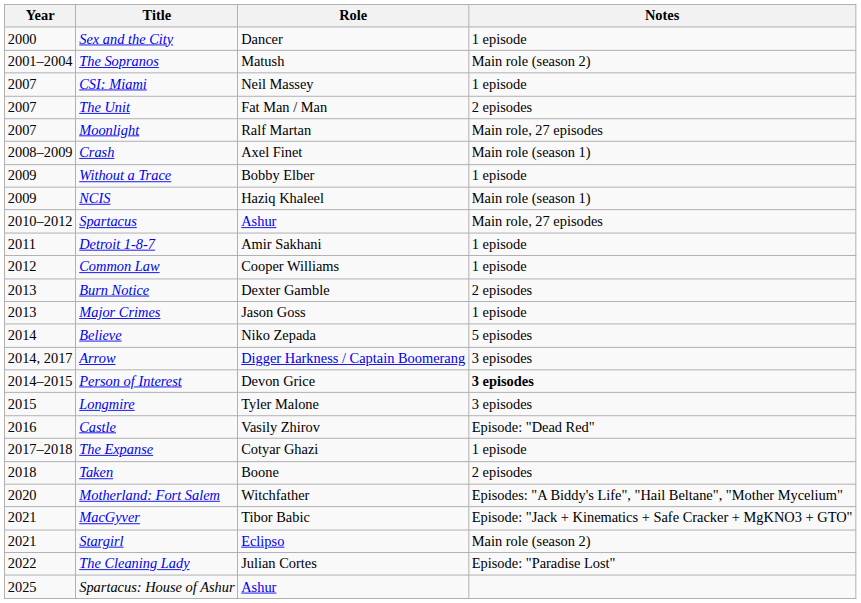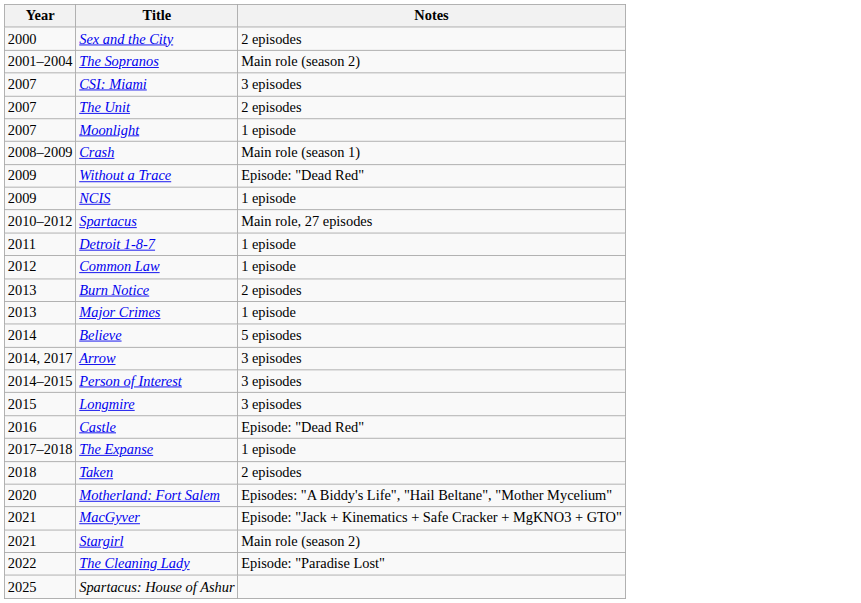- column: (353, 15)
(499, 38) 1 episode -> (271, 38) 2 episodes
(499, 84) 1 episode -> (271, 84) 3 episodes
(537, 130) Main role, 27 episodes -> (269, 130) 1 episode
(499, 175) 1 episode -> (303, 175) Episode: "Dead Red"
(531, 198) Main role (season 1) -> (269, 198) 1 episode
(503, 381) bold -> (271, 381) normal
